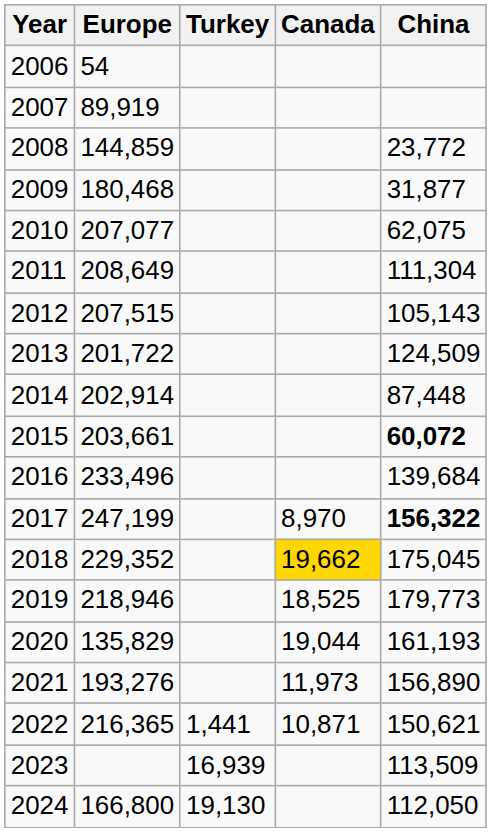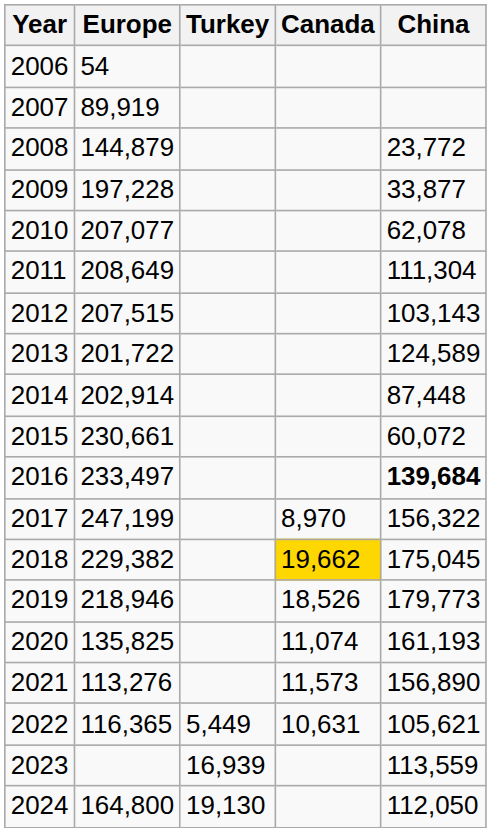(127, 148) 144,859 -> (127, 148) 144,879
(127, 189) 180,468 -> (127, 189) 197,228
(426, 189) 31,877 -> (426, 189) 33,877
(426, 230) 62,075 -> (426, 230) 62,078
(434, 312) 105,143 -> (434, 312) 103,143
(434, 353) 124,509 -> (434, 353) 124,589
(127, 436) 203,661 -> (127, 436) 230,661
(426, 436) bold -> (426, 436) normal
(127, 477) 233,496 -> (127, 477) 233,497
(434, 477) normal -> (434, 477) bold
(434, 518) bold -> (434, 518) normal
(127, 559) 229,352 -> (127, 559) 229,382
(321, 600) 18,525 -> (321, 600) 18,526
(127, 641) 135,829 -> (127, 641) 135,825
(321, 641) 19,044 -> (320, 641) 11,074
(127, 682) 193,276 -> (126, 682) 113,276
(320, 682) 11,973 -> (320, 682) 11,573
(127, 723) 216,365 -> (126, 723) 116,365
(218, 723) 1,441 -> (218, 723) 5,449
(321, 723) 10,871 -> (321, 723) 10,631
(434, 723) 150,621 -> (434, 723) 105,621
(433, 764) 113,509 -> (433, 764) 113,559
(127, 806) 166,800 -> (127, 806) 164,800
